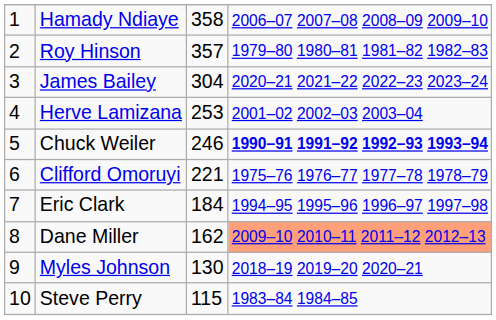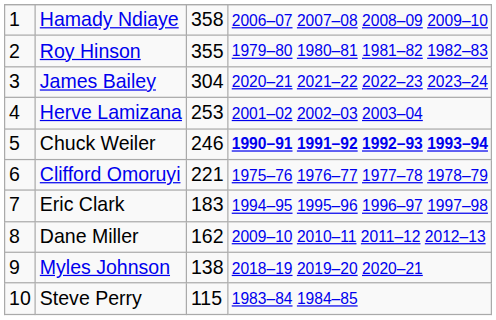(207, 50) 357 -> (207, 50) 355
(207, 205) 184 -> (207, 205) 183
(359, 237) lightsalmon background -> (359, 237) no background
(207, 267) 130 -> (207, 267) 138
